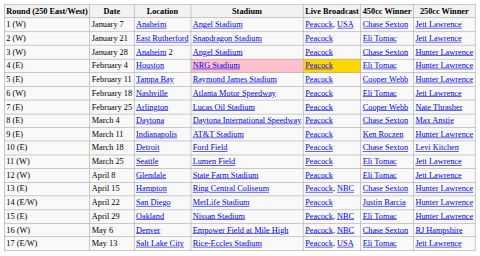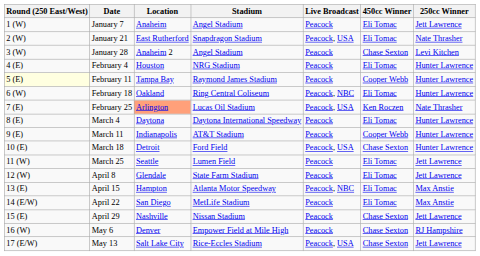(329, 24) Peacock, USA -> (319, 24) Peacock
(385, 24) Chase Sexton -> (380, 24) Eli Tomac
(319, 38) Peacock -> (329, 38) Peacock, USA
(439, 38) Jett Lawrence -> (439, 38) Nate Thrasher
(444, 51) Hunter Lawrence -> (437, 51) Levi Kitchen
(216, 65) pink background -> (216, 65) no background
(319, 65) gold background -> (319, 65) no background
(15, 79) no background -> (15, 79) lightyellow background
(152, 93) Nashville -> (150, 93) Oakland
(234, 93) Atlanta Motor Speedway -> (231, 93) Ring Central Coliseum
(319, 93) Peacock -> (330, 93) Peacock, NBC
(439, 93) Jett Lawrence -> (444, 93) Hunter Lawrence
(152, 106) no background -> (152, 106) lightsalmon background
(319, 106) Peacock -> (329, 106) Peacock, USA
(385, 106) Cooper Webb -> (383, 106) Ken Roczen
(385, 120) Chase Sexton -> (380, 120) Eli Tomac
(435, 120) Max Anstie -> (444, 120) Hunter Lawrence
(383, 134) Ken Roczen -> (385, 134) Cooper Webb
(319, 147) Peacock -> (329, 147) Peacock, USA
(437, 147) Levi Kitchen -> (444, 147) Hunter Lawrence
(231, 188) Ring Central Coliseum -> (234, 188) Atlanta Motor Speedway
(385, 188) Chase Sexton -> (380, 188) Eli Tomac
(444, 188) Hunter Lawrence -> (435, 188) Max Anstie
(384, 202) Justin Barcia -> (380, 202) Eli Tomac
(444, 202) Hunter Lawrence -> (435, 202) Max Anstie
(150, 216) Oakland -> (152, 216) Nashville
(330, 216) Peacock, NBC -> (319, 216) Peacock
(380, 216) Eli Tomac -> (385, 216) Chase Sexton
(444, 216) Hunter Lawrence -> (439, 216) Jett Lawrence
(330, 229) Peacock, NBC -> (319, 229) Peacock
(380, 243) Eli Tomac -> (385, 243) Chase Sexton
